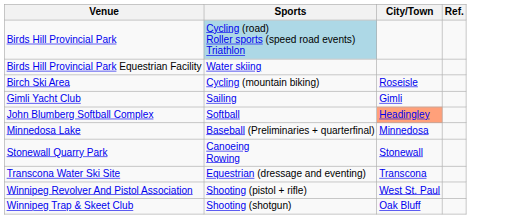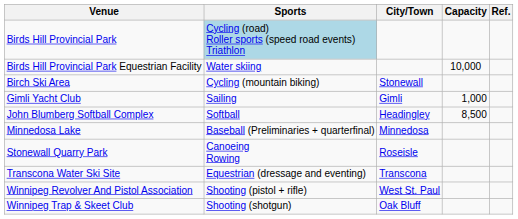+ column: (466, 12)
(399, 83) Roseisle -> (401, 83) Stonewall
(404, 115) lightsalmon background -> (404, 115) no background
(401, 152) Stonewall -> (399, 152) Roseisle
